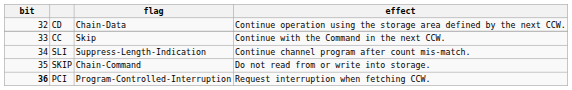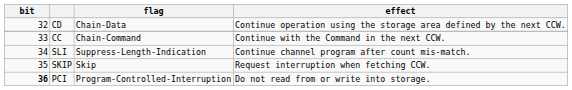(86, 38) Skip -> (108, 38) Chain-Command
(108, 65) Chain-Command -> (86, 65) Skip
(333, 65) Do not read from or write into storage. -> (333, 65) Request interruption when fetching CCW.
(333, 79) Request interruption when fetching CCW. -> (333, 79) Do not read from or write into storage.
